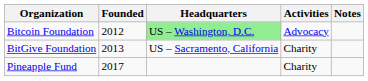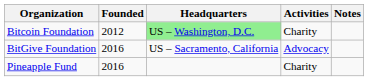(306, 31) Advocacy -> (300, 31) Charity
(113, 48) 2013 -> (113, 48) 2016
(300, 48) Charity -> (306, 48) Advocacy
(113, 66) 2017 -> (113, 66) 2016
